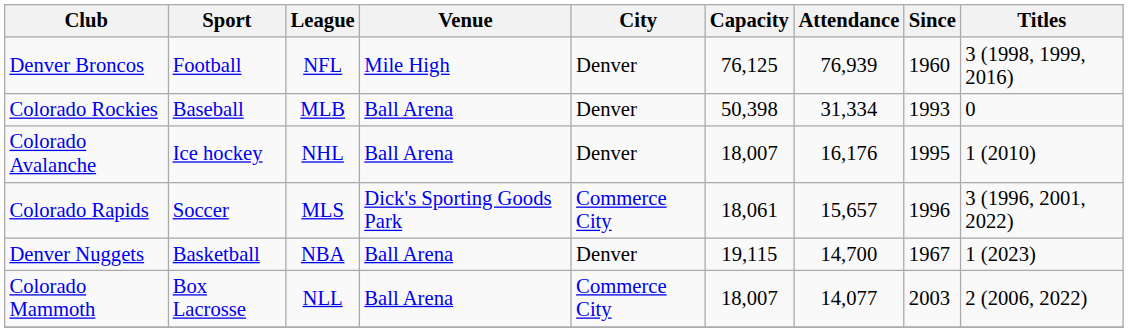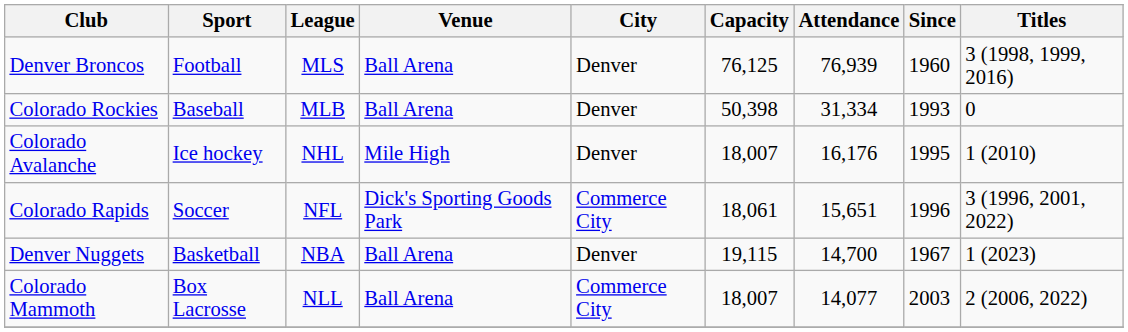(323, 65) NFL -> (323, 65) MLS
(407, 65) Mile High -> (409, 65) Ball Arena
(409, 153) Ball Arena -> (407, 153) Mile High
(323, 209) MLS -> (323, 209) NFL
(849, 209) 15,657 -> (849, 209) 15,651
